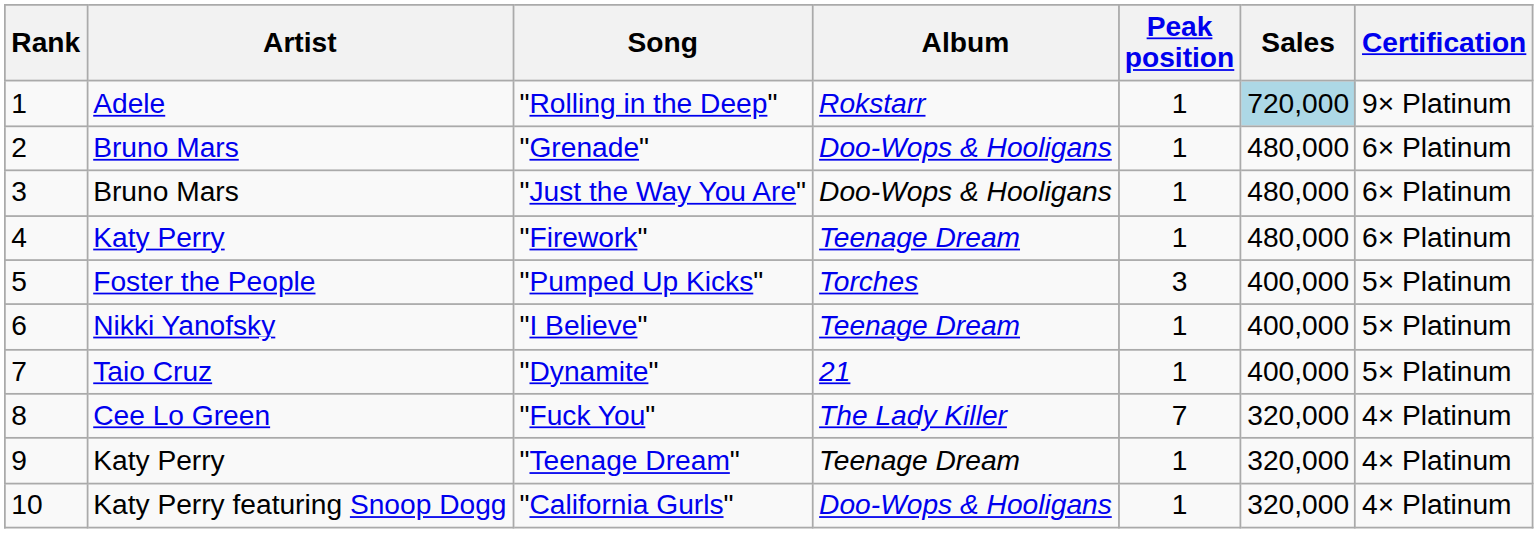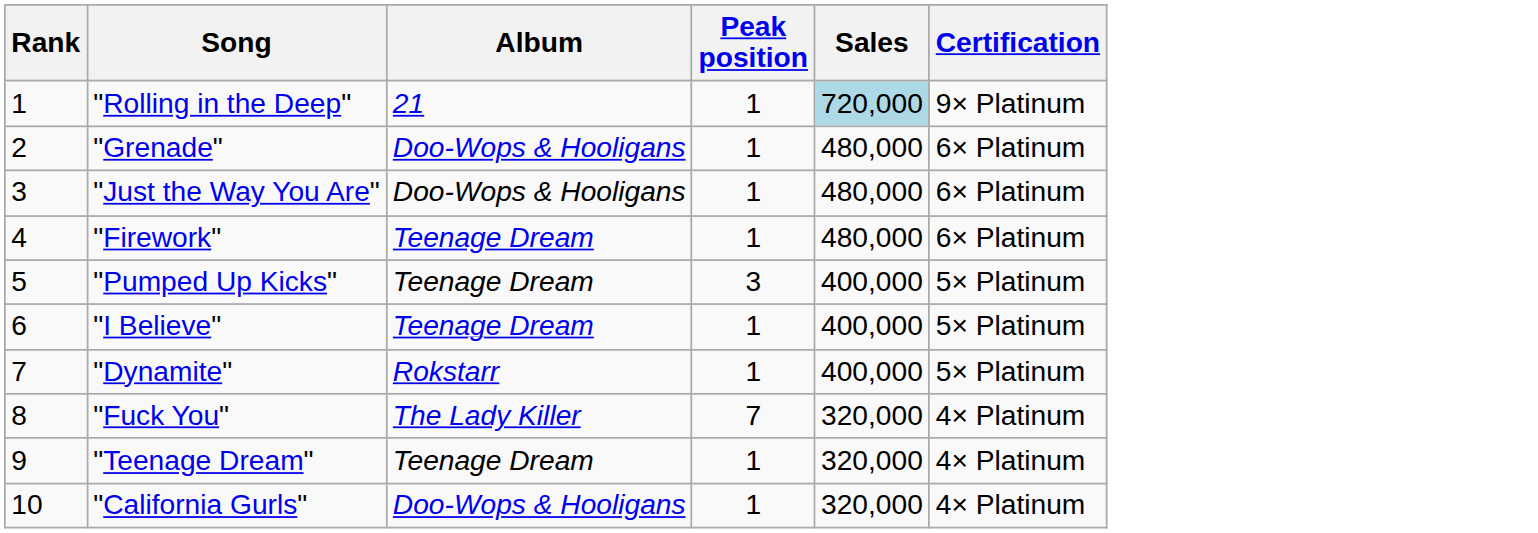- column: (300, 42)
(872, 103) Rokstarr -> (409, 103) 21
(869, 281) Torches -> (493, 281) Teenage Dream
(835, 371) 21 -> (446, 371) Rokstarr
